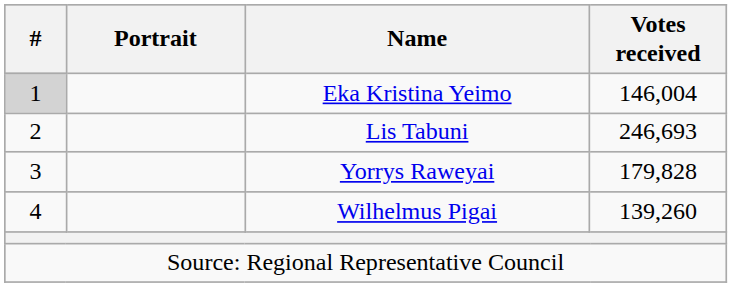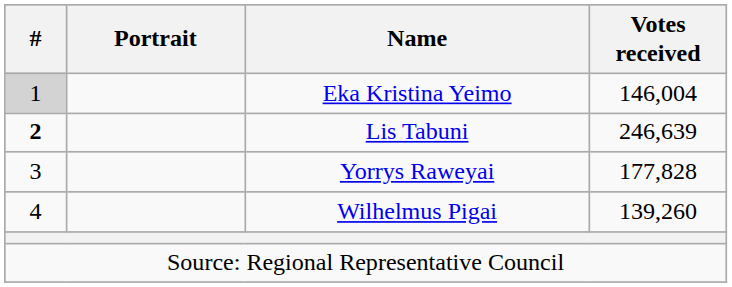(36, 132) normal -> (36, 132) bold
(658, 132) 246,693 -> (658, 132) 246,639
(658, 172) 179,828 -> (658, 172) 177,828
